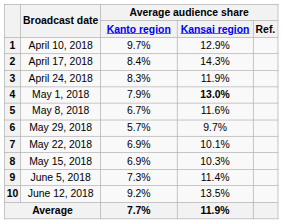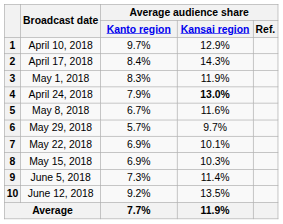(61, 78) April 24, 2018 -> (61, 78) May 1, 2018
(61, 95) May 1, 2018 -> (61, 95) April 24, 2018
